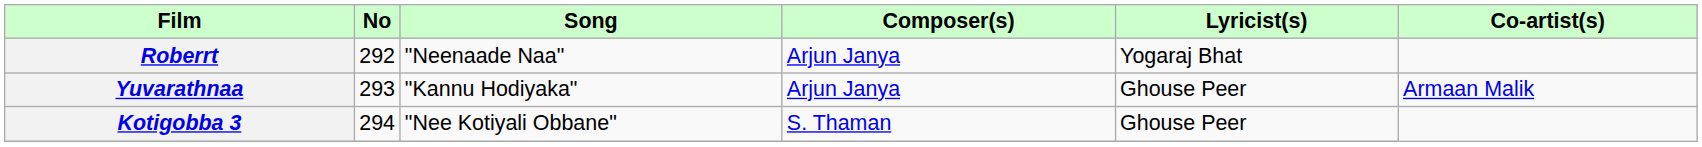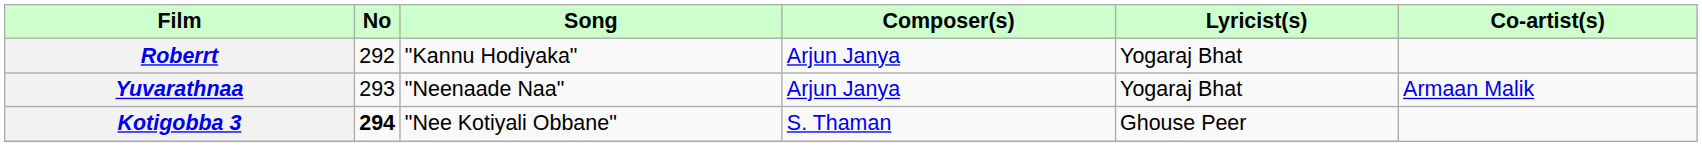(485, 55) "Neenaade Naa" -> (491, 55) "Kannu Hodiyaka"
(491, 89) "Kannu Hodiyaka" -> (485, 89) "Neenaade Naa"
(1183, 89) Ghouse Peer -> (1181, 89) Yogaraj Bhat
(377, 123) normal -> (377, 123) bold
